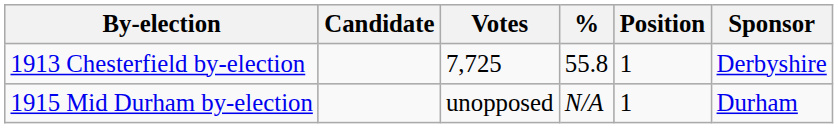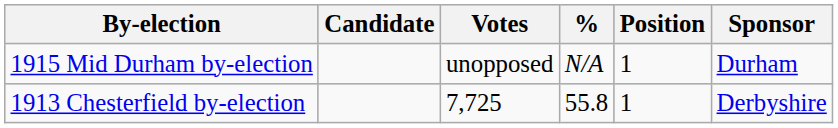rows swapped: (158, 63) <-> (162, 102)
